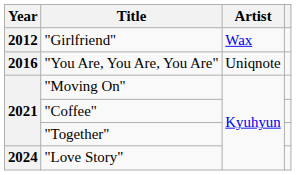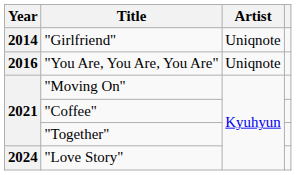(23, 39) 2012 -> (23, 39) 2014
(239, 39) Wax -> (253, 39) Uniqnote
